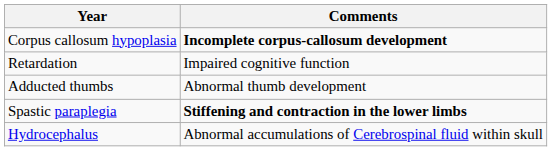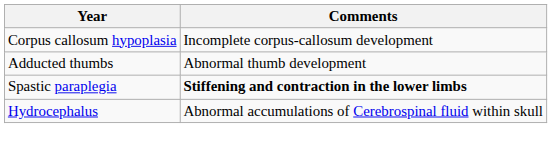(315, 39) bold -> (308, 39) normal
- row: (43, 63)
